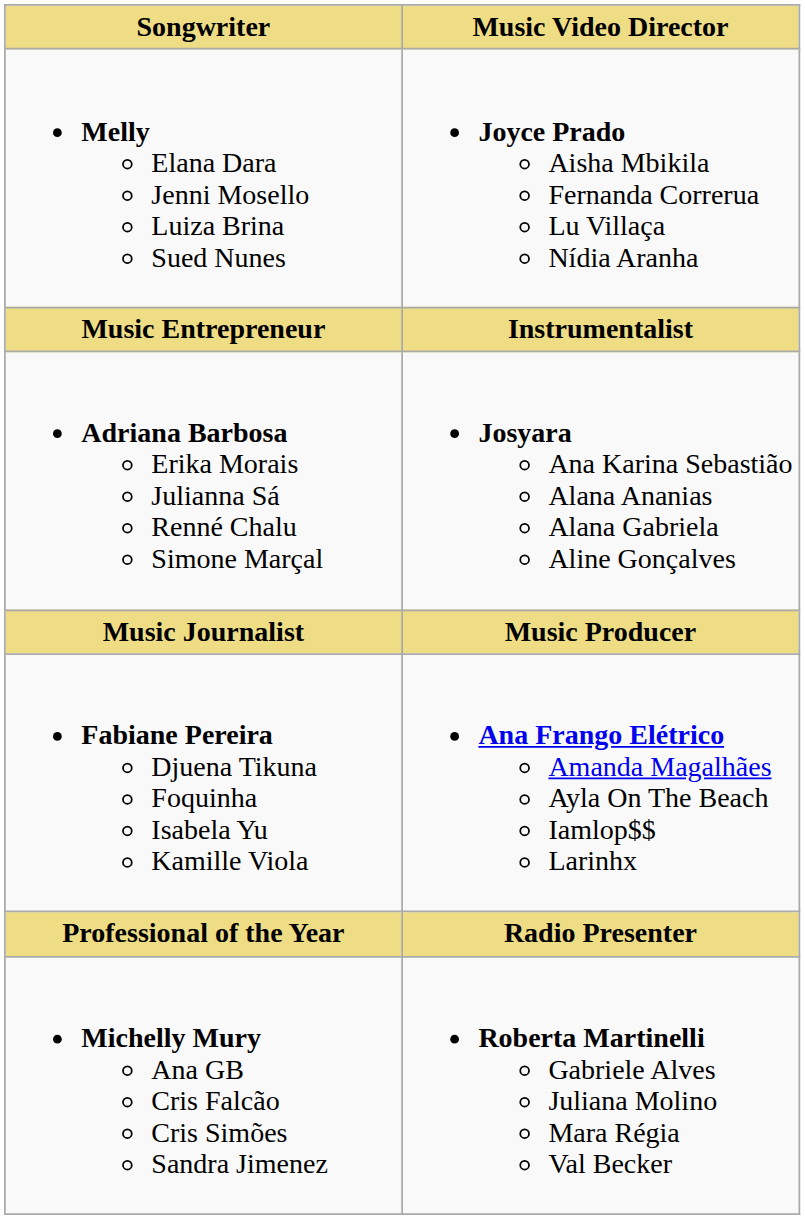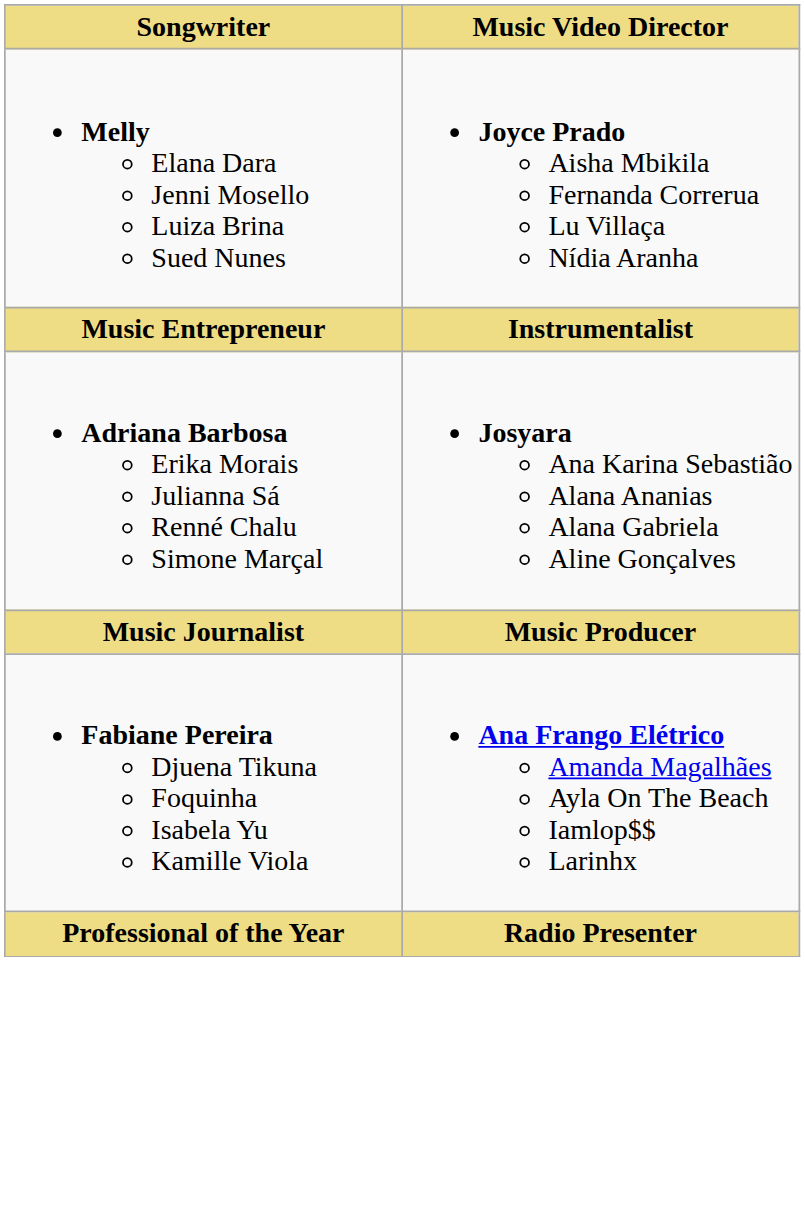- row: (203, 1101)
